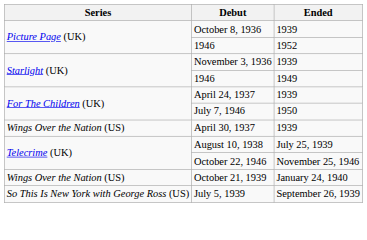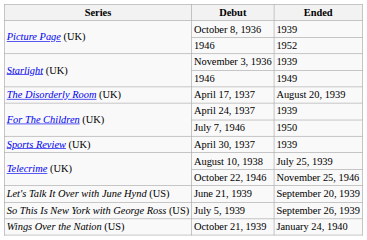+ row: (224, 95)
(66, 128) Wings Over the Nation (US) -> (49, 144) Sports Review (UK)
+ row: (223, 194)
rows swapped: (219, 194) <-> (230, 177)
